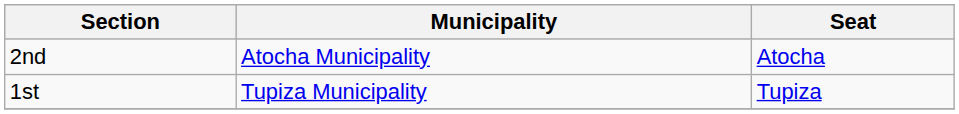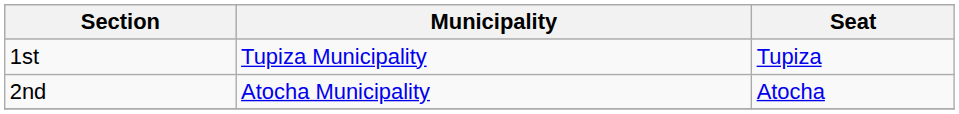rows swapped: (24, 91) <-> (28, 56)
